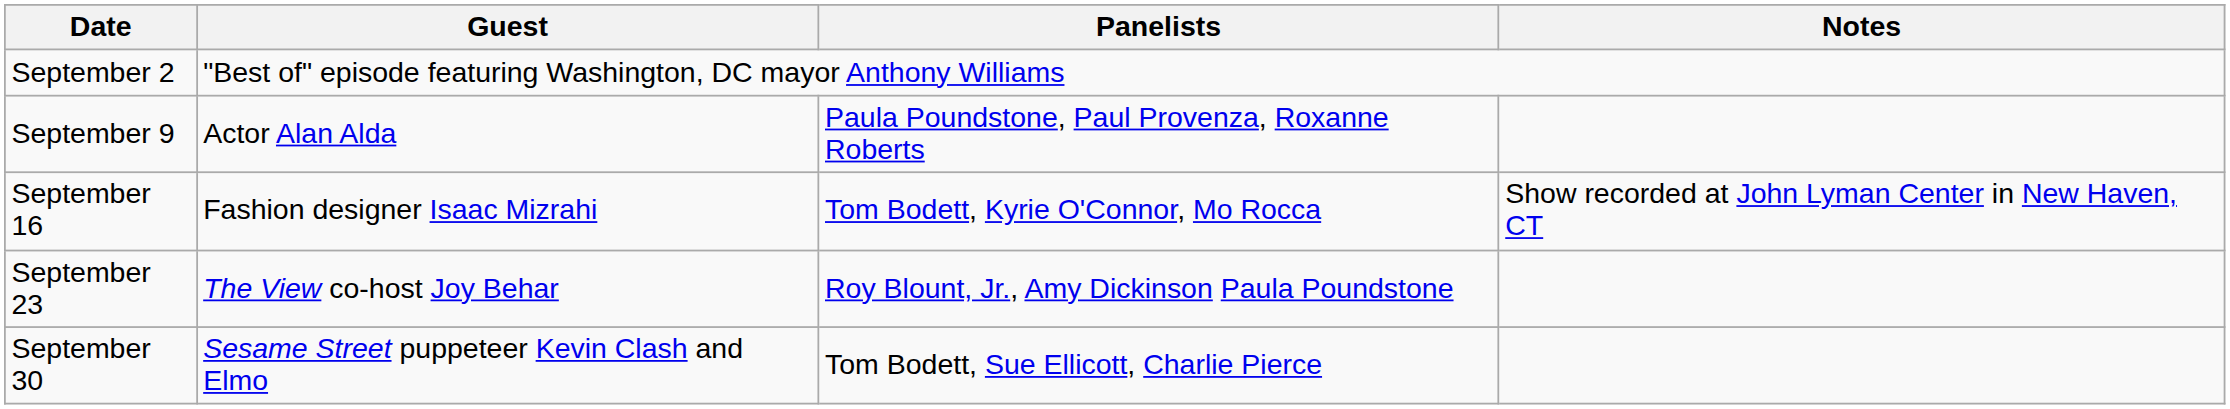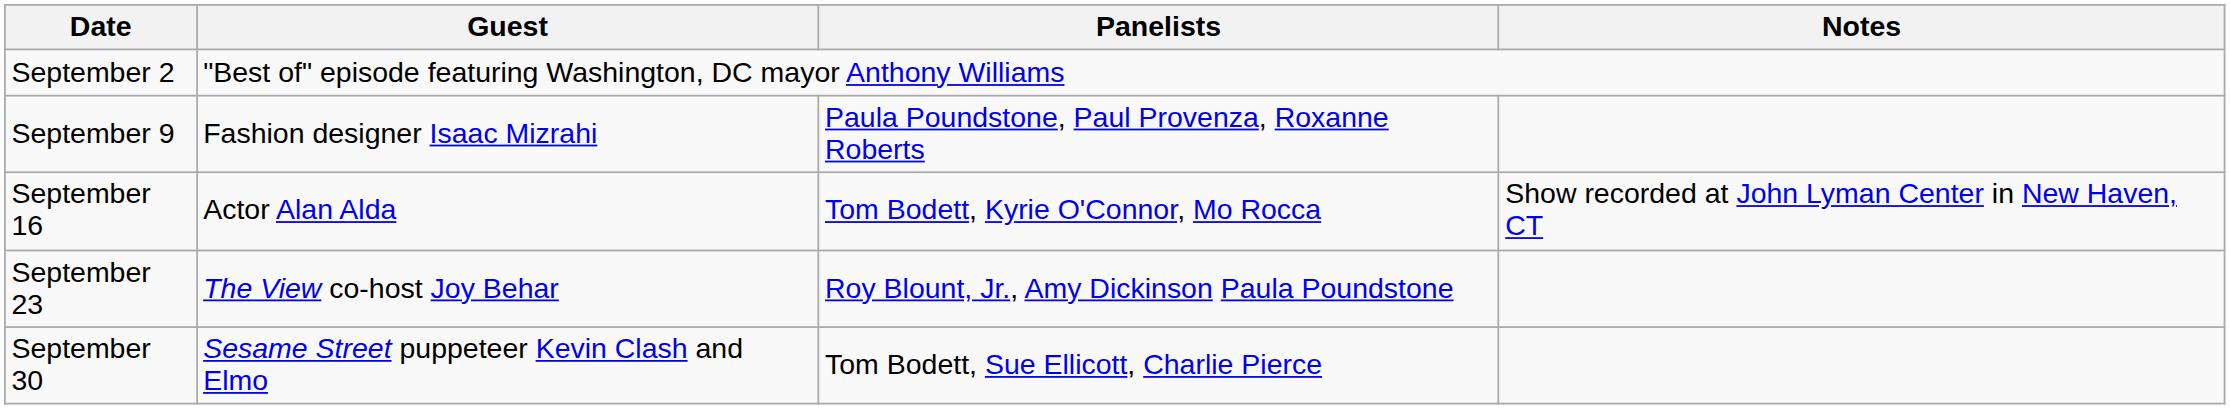(300, 133) Actor Alan Alda -> (400, 133) Fashion designer Isaac Mizrahi
(400, 210) Fashion designer Isaac Mizrahi -> (300, 210) Actor Alan Alda
